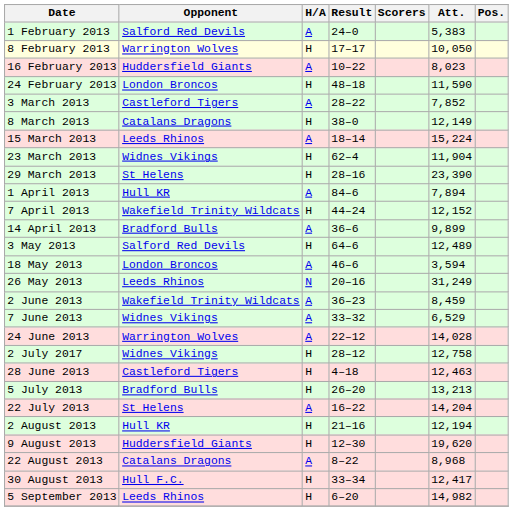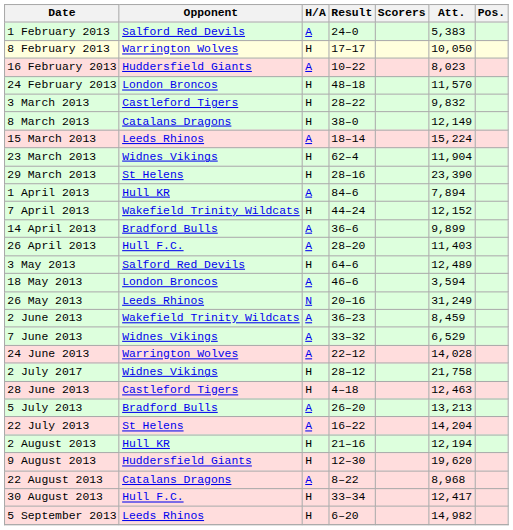(452, 85) 11,590 -> (452, 85) 11,570
(309, 103) A -> (309, 103) H
(448, 103) 7,852 -> (448, 103) 9,832
+ row: (52, 247)
(452, 354) 12,758 -> (452, 372) 21,758
(309, 390) H -> (309, 408) A
